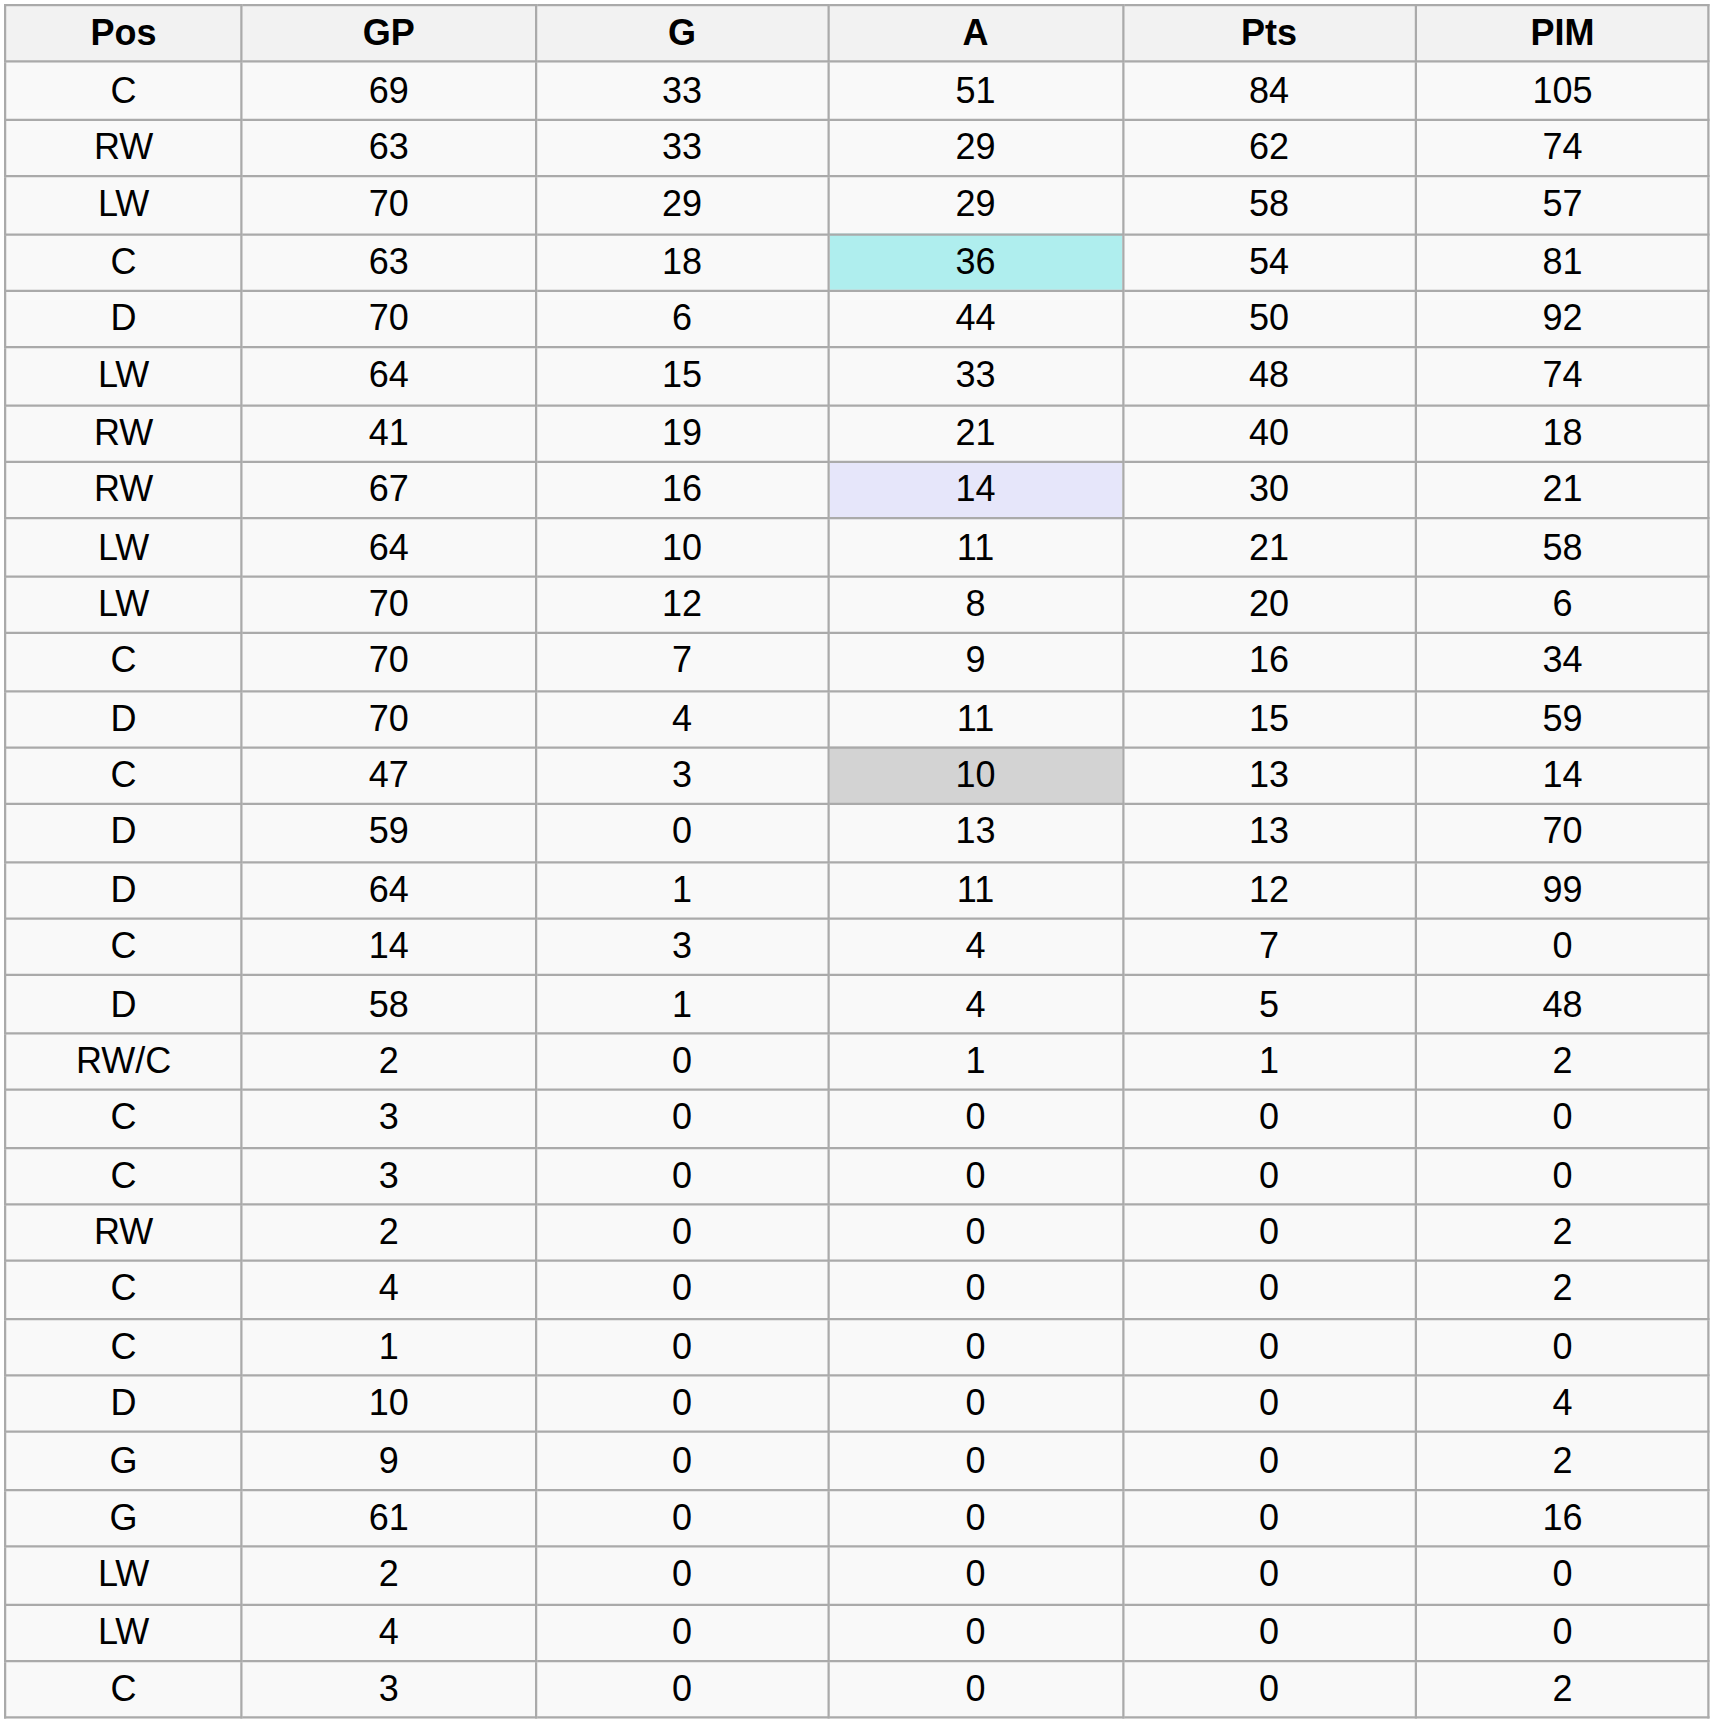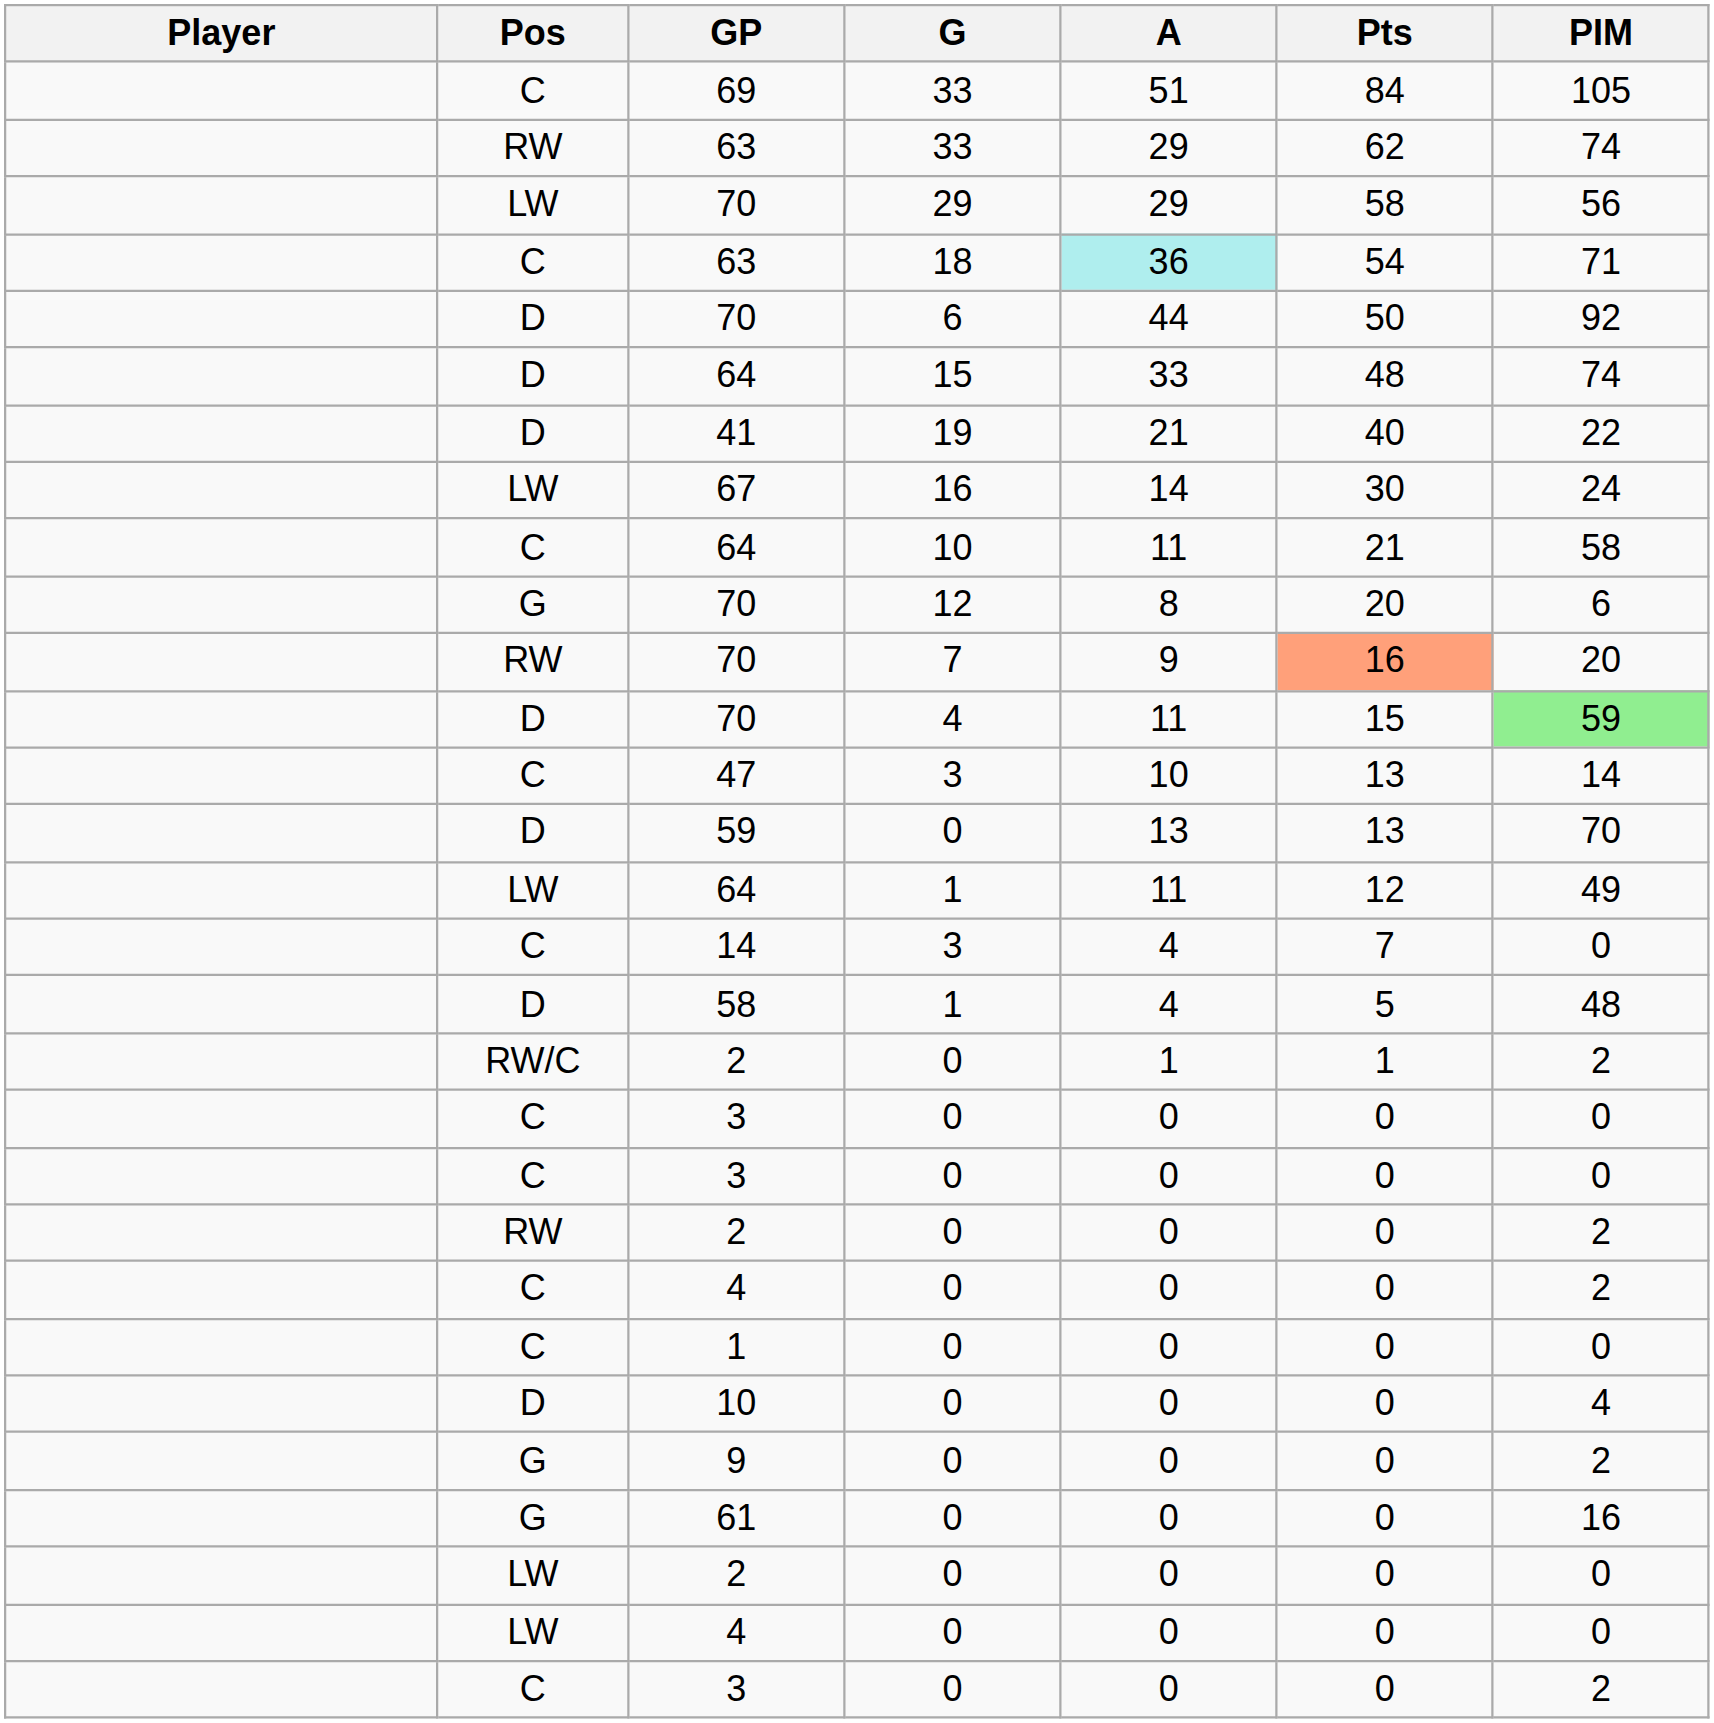+ column: (221, 33)
(1562, 204) 57 -> (1601, 204) 56
(1562, 261) 81 -> (1601, 261) 71
(124, 375) LW -> (533, 375) D
(124, 432) RW -> (533, 432) D
(1562, 432) 18 -> (1601, 432) 22
(124, 489) RW -> (533, 489) LW
(976, 489) lavender background -> (1169, 489) no background
(1562, 489) 21 -> (1601, 489) 24
(124, 546) LW -> (533, 546) C
(124, 603) LW -> (533, 603) G
(124, 661) C -> (533, 661) RW
(1269, 661) no background -> (1385, 661) lightsalmon background
(1562, 661) 34 -> (1601, 661) 20
(1562, 718) no background -> (1601, 718) lightgreen background
(976, 775) lightgrey background -> (1169, 775) no background
(124, 889) D -> (533, 889) LW
(1562, 889) 99 -> (1601, 889) 49
